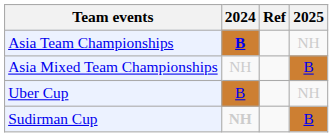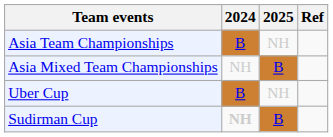columns swapped: (309, 17) <-> (274, 17)
(240, 43) bold -> (240, 43) normal
